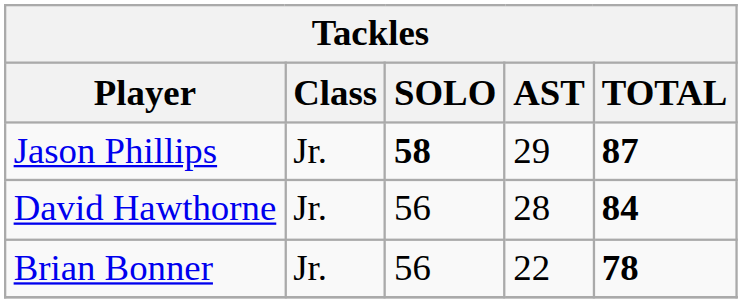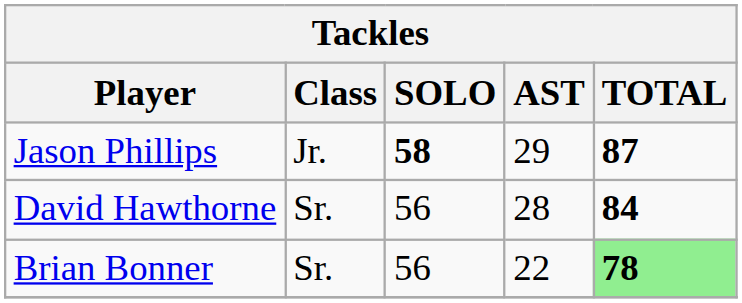(310, 208) Jr. -> (313, 208) Sr.
(310, 267) Jr. -> (313, 267) Sr.
(620, 267) no background -> (620, 267) lightgreen background
